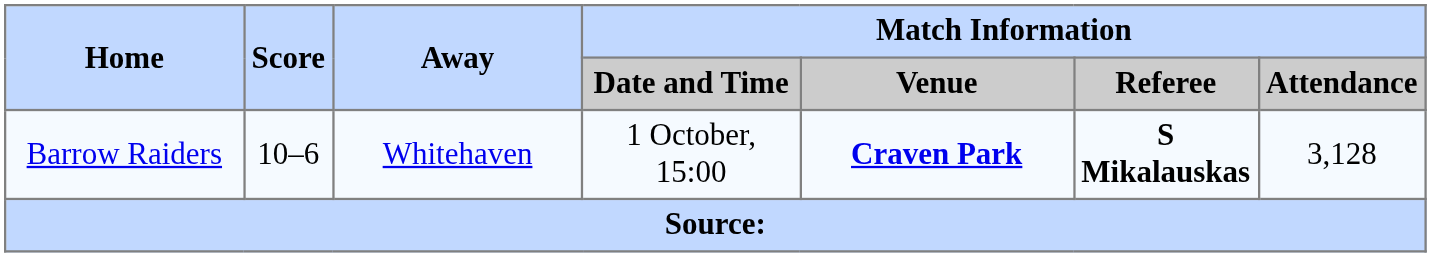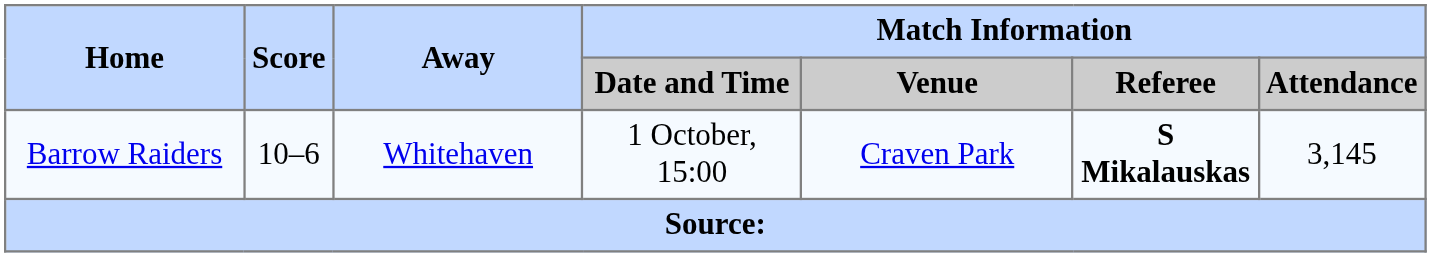(937, 153) bold -> (937, 153) normal
(1342, 153) 3,128 -> (1342, 153) 3,145
